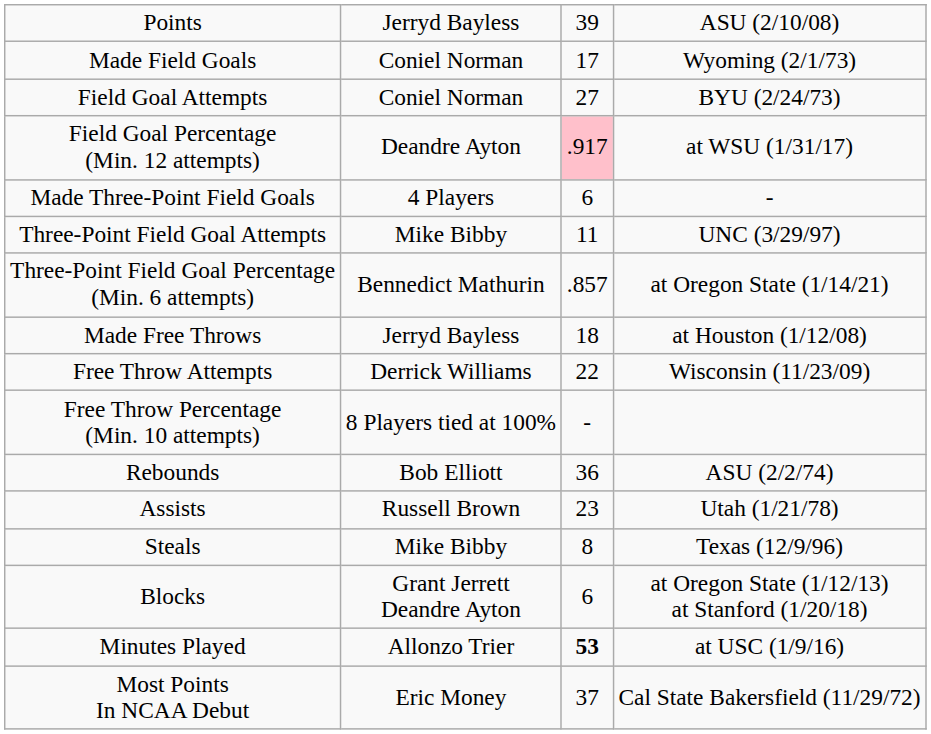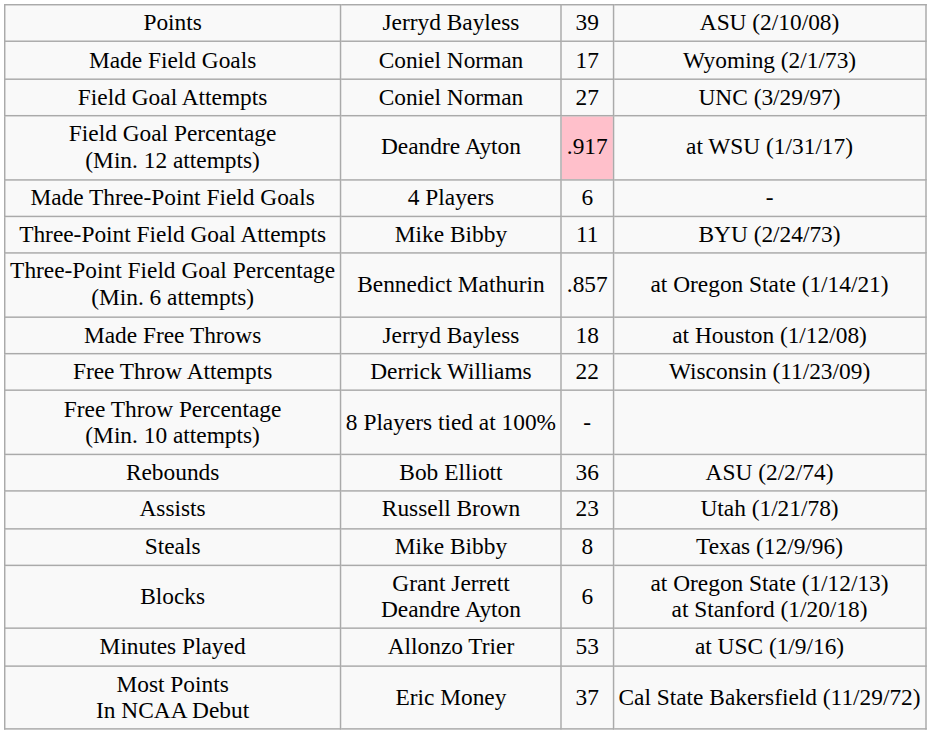(770, 97) BYU (2/24/73) -> (770, 97) UNC (3/29/97)
(770, 234) UNC (3/29/97) -> (770, 234) BYU (2/24/73)
(587, 646) bold -> (587, 646) normal
